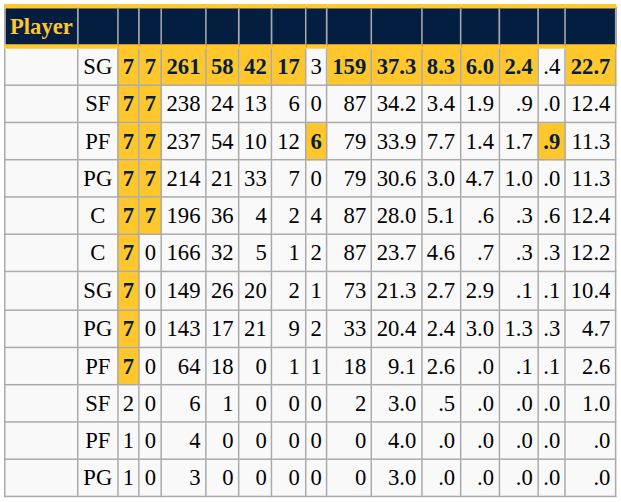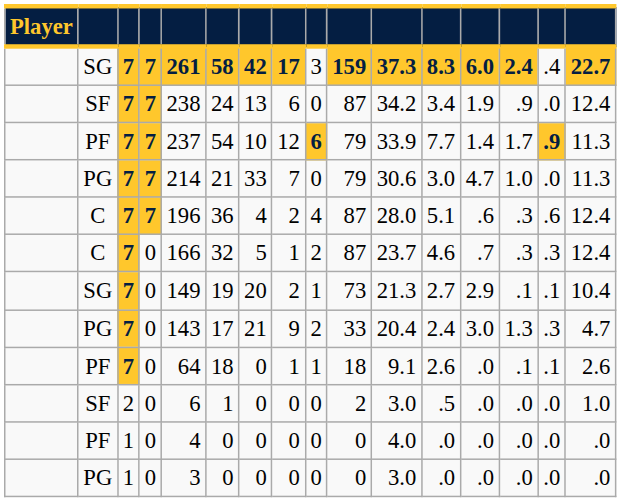(591, 253) 12.2 -> (591, 253) 12.4
(222, 290) 26 -> (222, 290) 19
